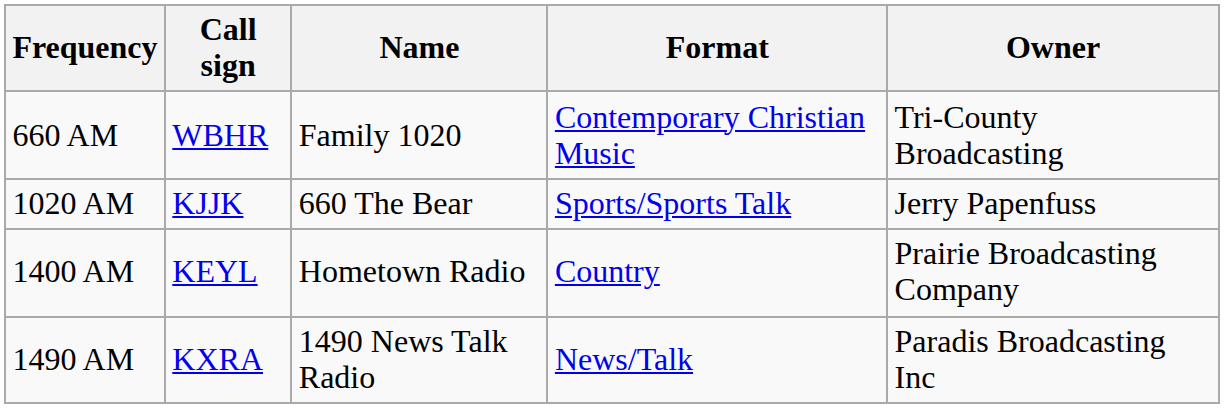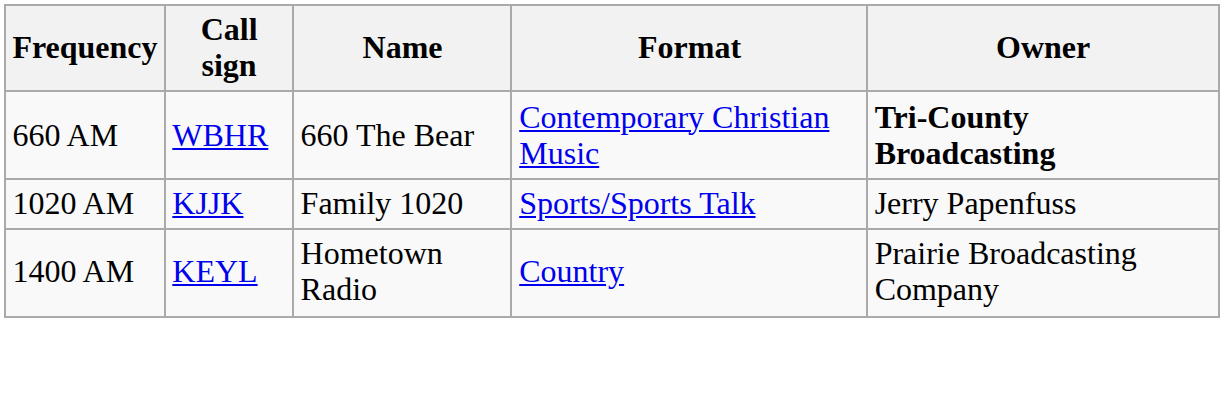(380, 134) Family 1020 -> (387, 134) 660 The Bear
(979, 134) normal -> (965, 134) bold
(386, 203) 660 The Bear -> (382, 203) Family 1020
- row: (73, 358)
